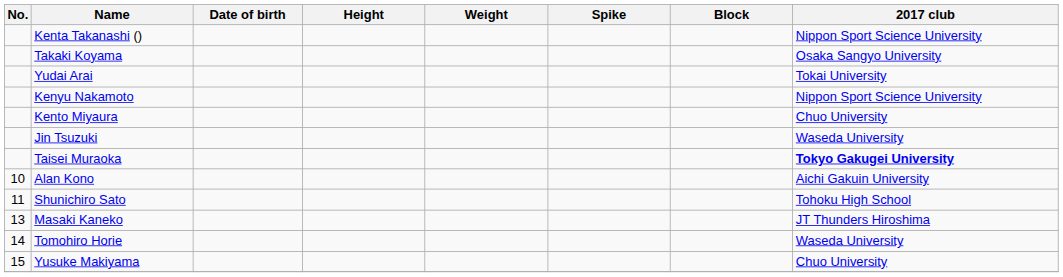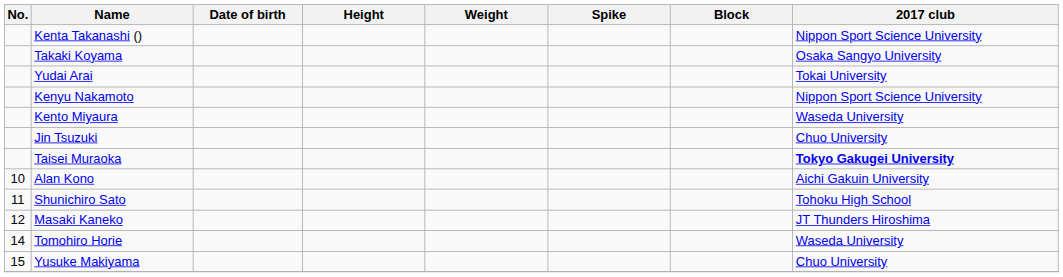(842, 117) Chuo University -> (850, 117) Waseda University
(850, 138) Waseda University -> (842, 138) Chuo University
(18, 220) 13 -> (18, 220) 12
